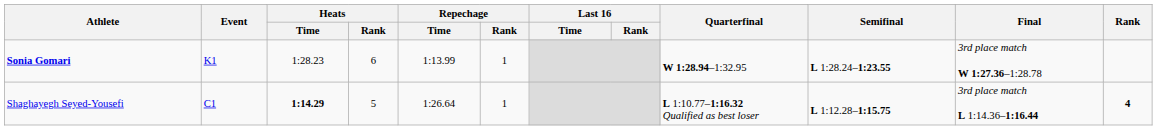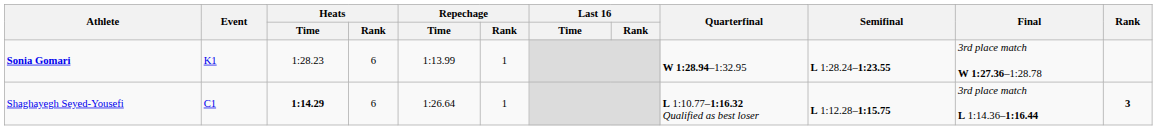(373, 104) 5 -> (373, 104) 6
(1128, 104) 4 -> (1128, 104) 3
